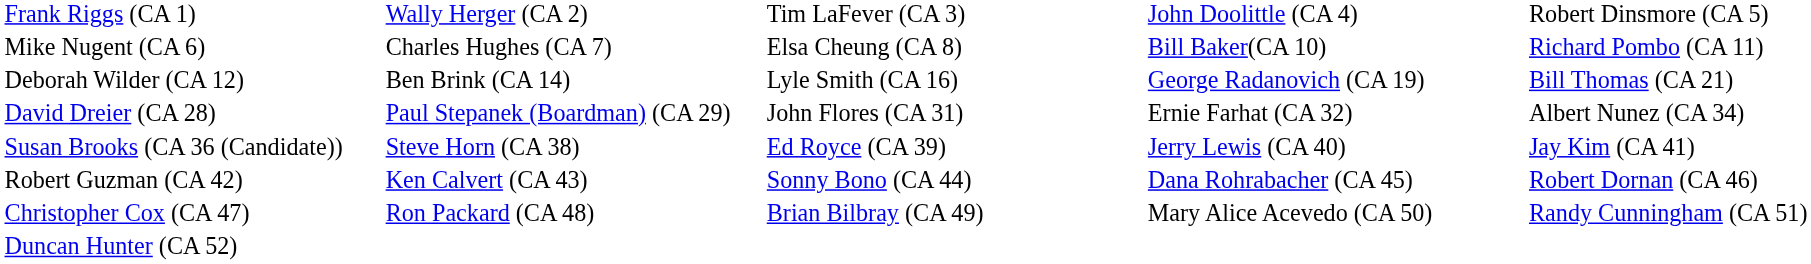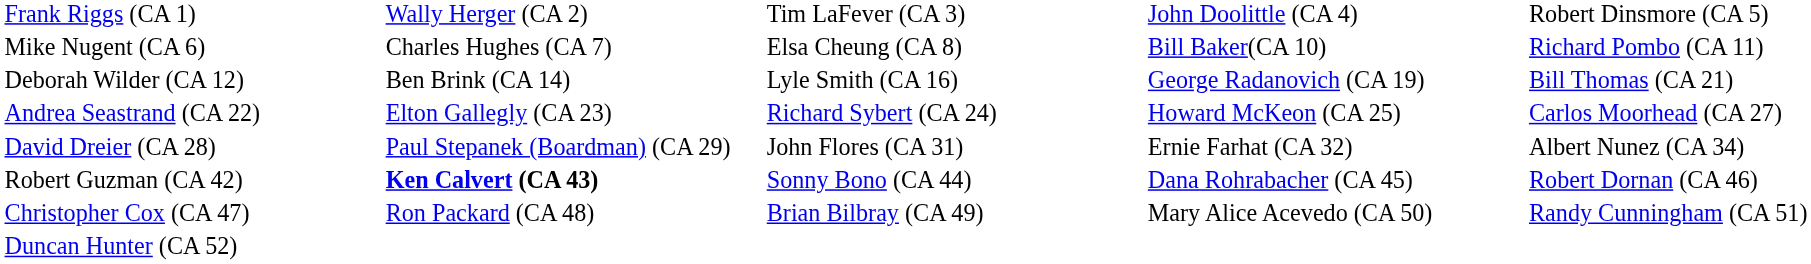+ row: (132, 113)
- row: (174, 146)
(487, 179) normal -> (492, 179) bold
